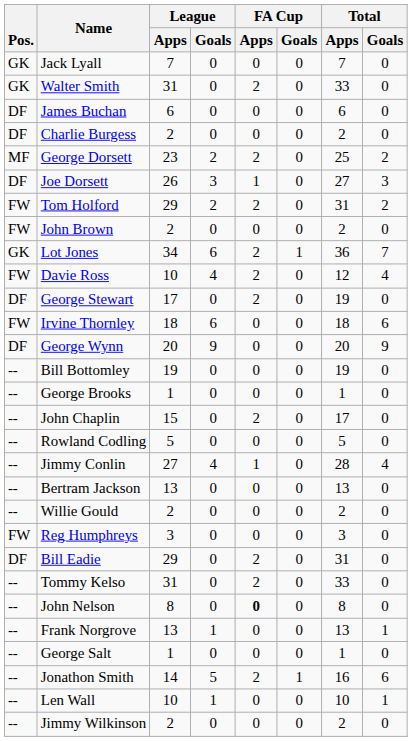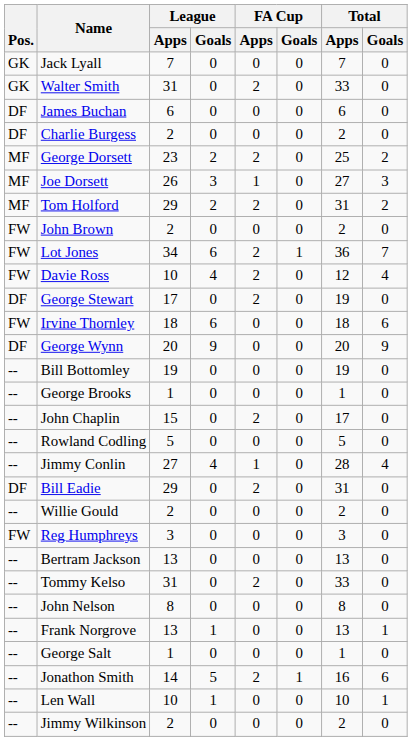(17, 181) DF -> (19, 181) MF
(19, 205) FW -> (19, 205) MF
(19, 252) GK -> (19, 252) FW
rows swapped: (71, 559) <-> (91, 488)
(256, 606) bold -> (256, 606) normal
